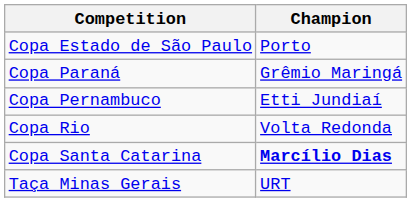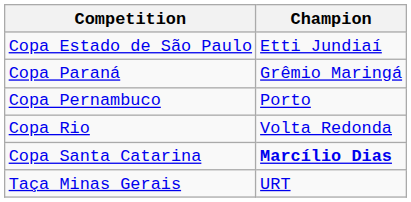(285, 46) Porto -> (321, 46) Etti Jundiaí
(321, 101) Etti Jundiaí -> (285, 101) Porto
